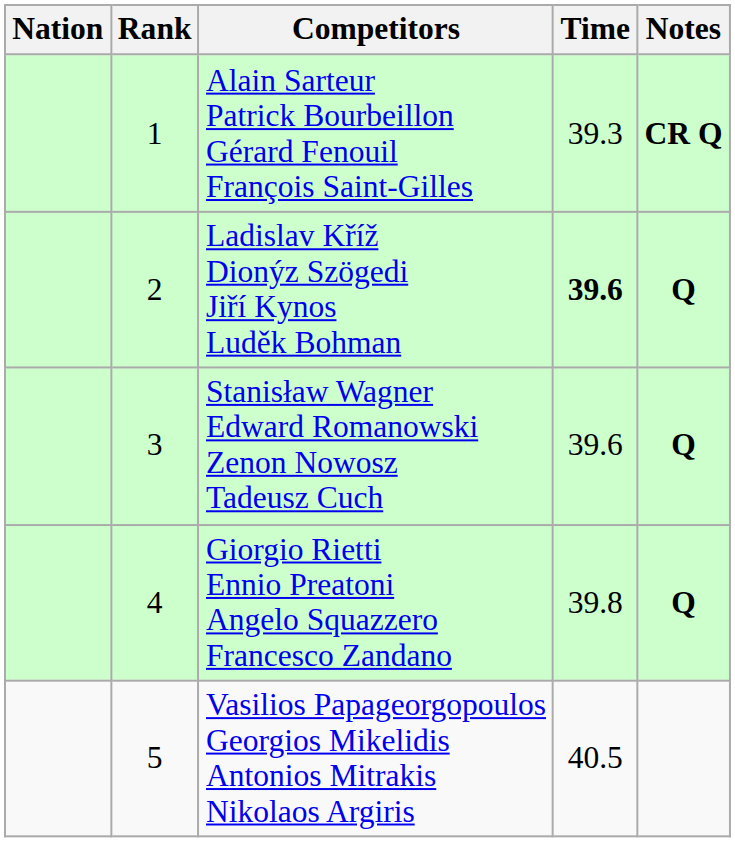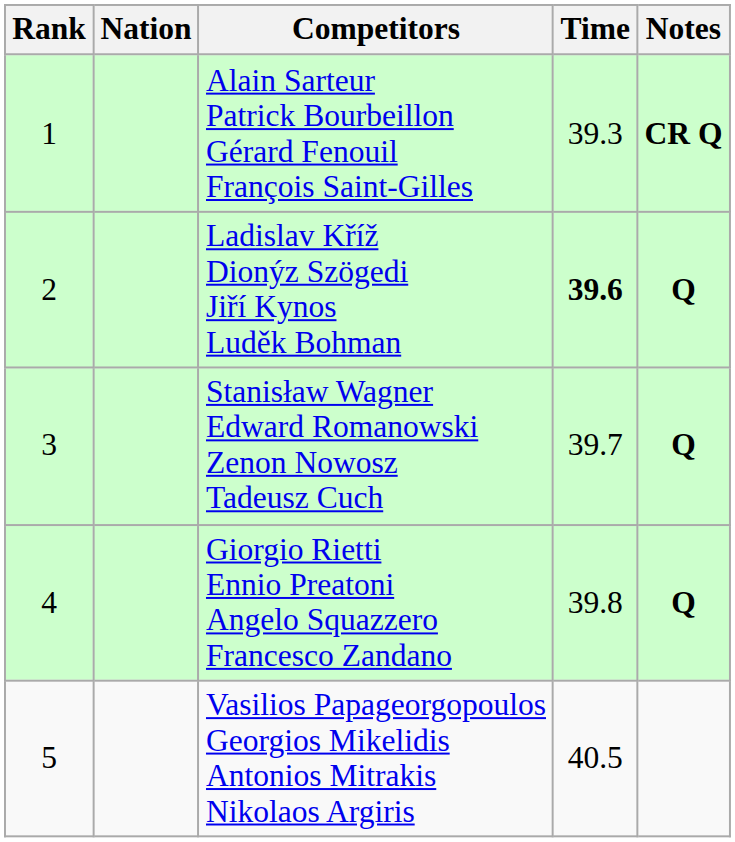columns swapped: (155, 29) <-> (58, 29)
(595, 445) 39.6 -> (595, 445) 39.7
